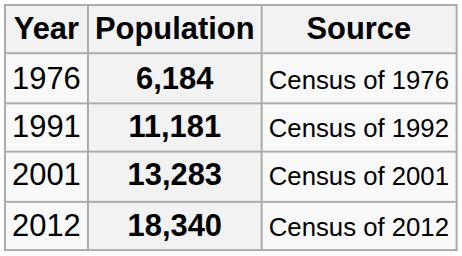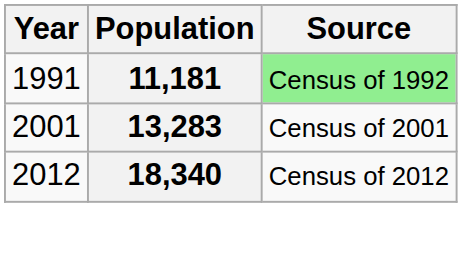- row: (175, 77)
(359, 128) no background -> (359, 79) lightgreen background
